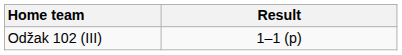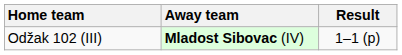+ column: (202, 15)
